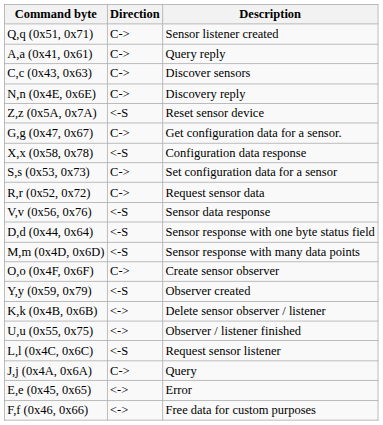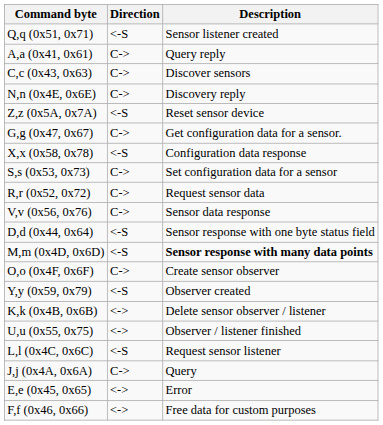(120, 34) C-> -> (119, 34) <-S
(119, 212) <-S -> (120, 212) C->
(263, 251) normal -> (269, 251) bold
